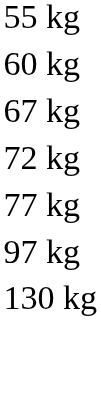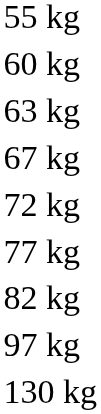+ row: (42, 110)
+ row: (42, 298)
